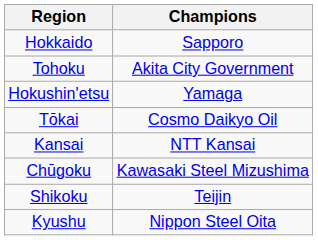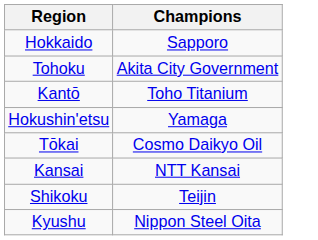+ row: (59, 94)
- row: (59, 171)
